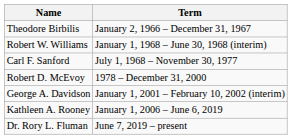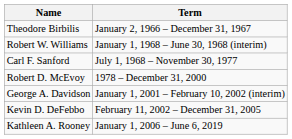+ row: (46, 110)
- row: (47, 126)
